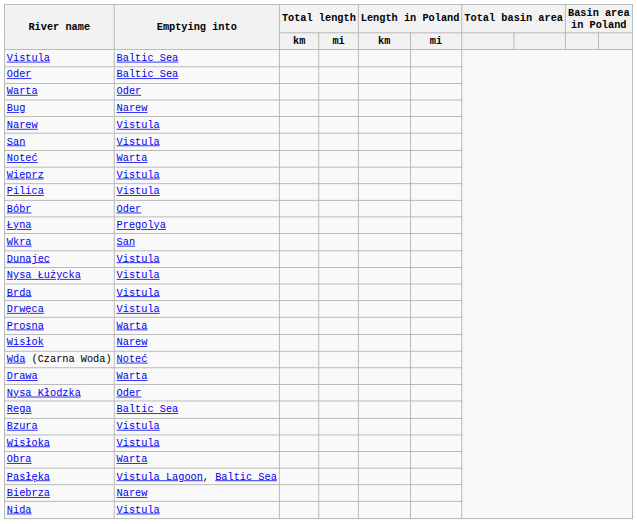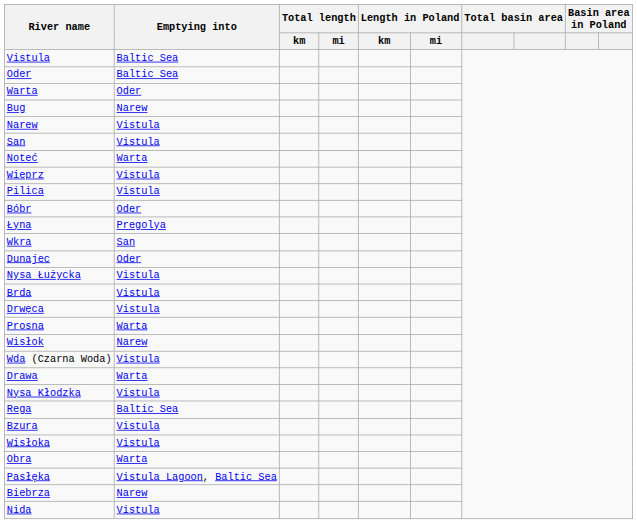(138, 259) Vistula -> (129, 259) Oder
(132, 359) Noteć -> (138, 359) Vistula
(129, 393) Oder -> (138, 393) Vistula
